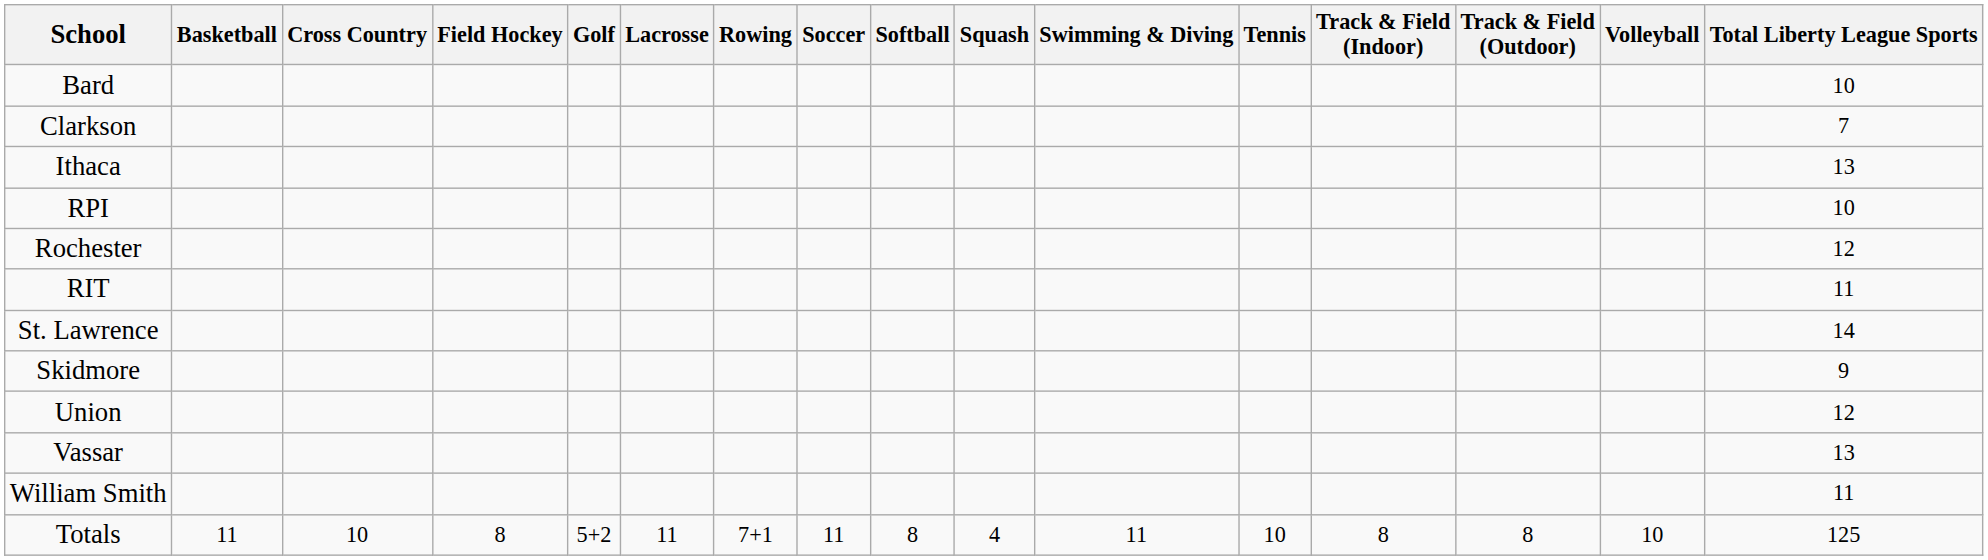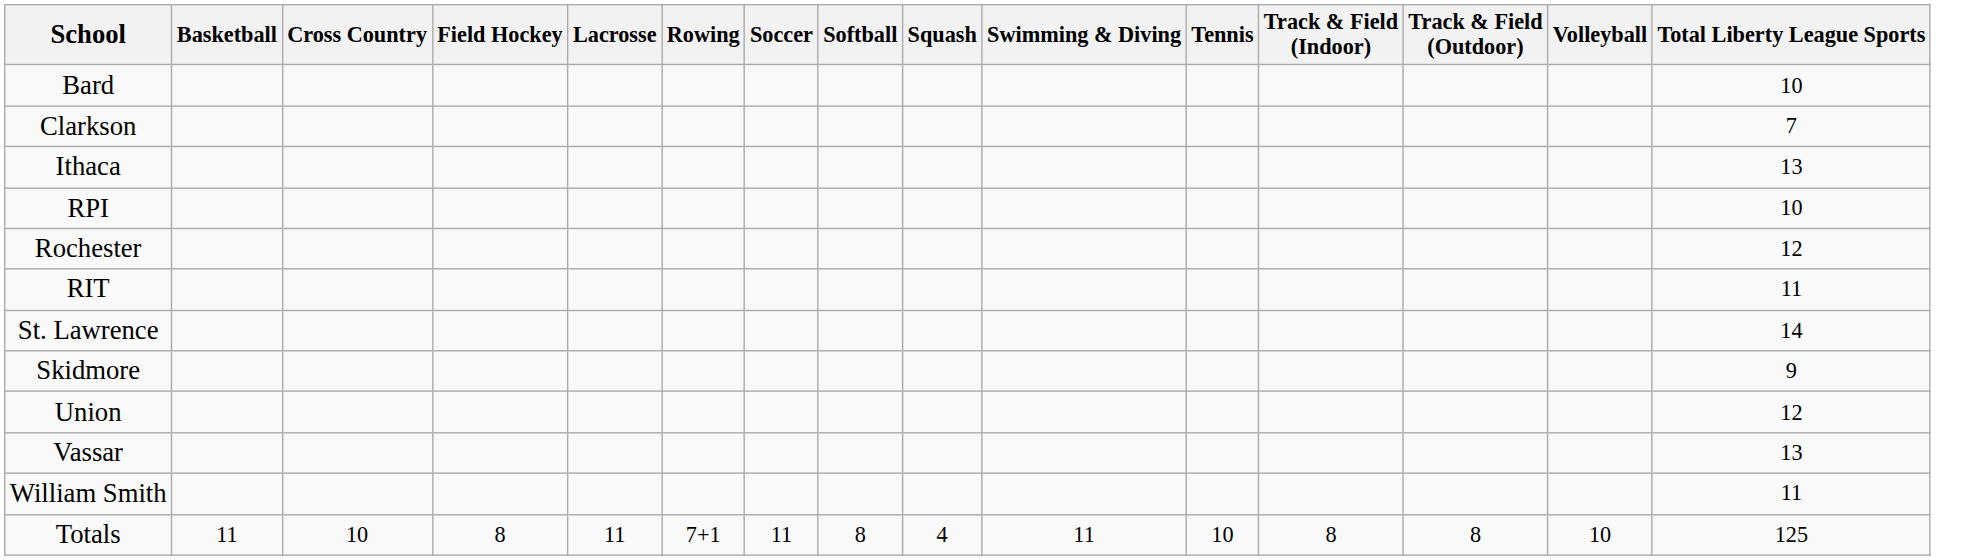- column: (594, 34)
